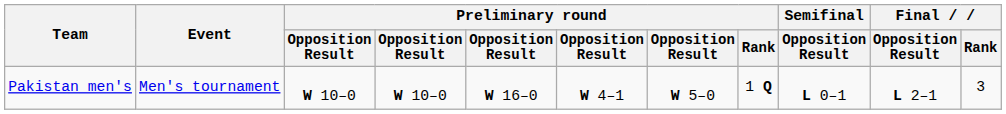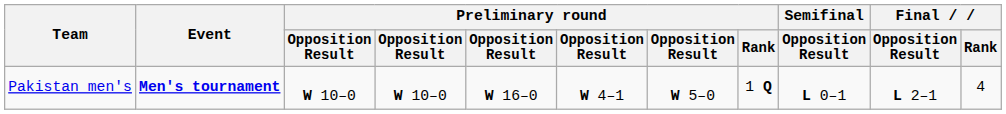(210, 87) normal -> (210, 87) bold
(981, 87) 3 -> (981, 87) 4
